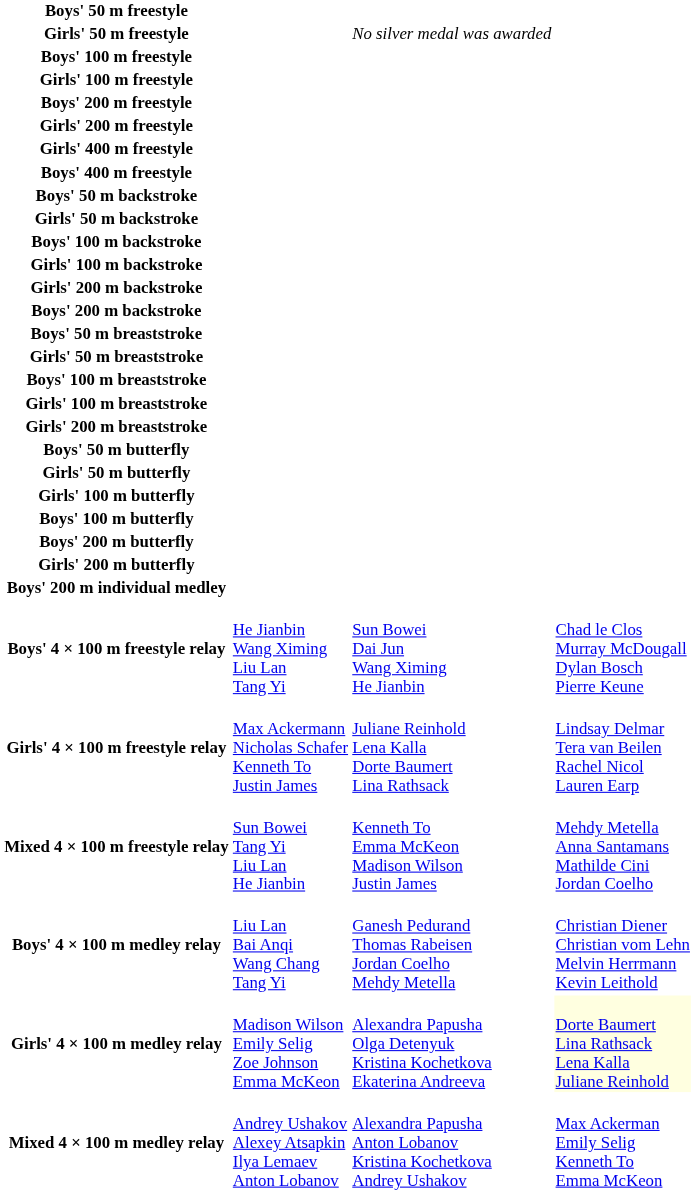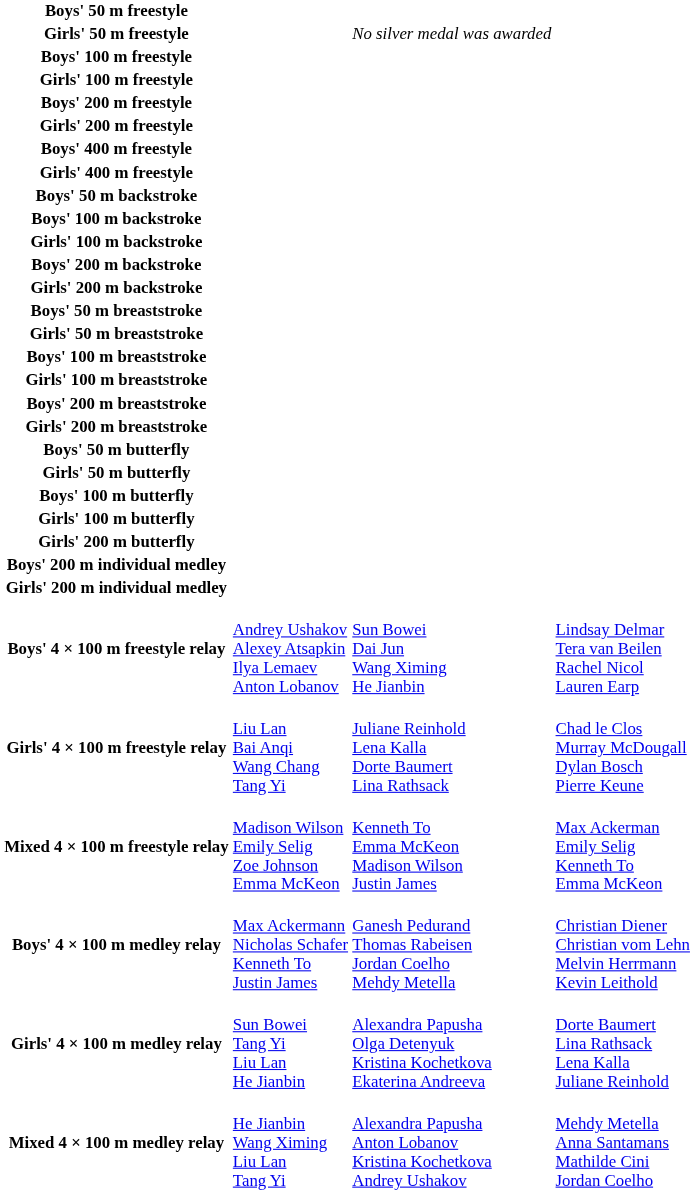rows swapped: (116, 172) <-> (116, 149)
- row: (116, 218)
rows swapped: (116, 310) <-> (116, 287)
+ row: (116, 403)
rows swapped: (116, 518) <-> (116, 495)
- row: (116, 541)
+ row: (116, 588)
(280, 658) He Jianbin Wang Ximing Liu Lan Tang Yi -> (290, 658) Andrey Ushakov Alexey Atsapkin Ilya Lemaev Anton Lobanov
(621, 658) Chad le Clos Murray McDougall Dylan Bosch Pierre Keune -> (610, 658) Lindsay Delmar Tera van Beilen Rachel Nicol Lauren Earp
(290, 757) Max Ackermann Nicholas Schafer Kenneth To Justin James -> (276, 757) Liu Lan Bai Anqi Wang Chang Tang Yi
(610, 757) Lindsay Delmar Tera van Beilen Rachel Nicol Lauren Earp -> (621, 757) Chad le Clos Murray McDougall Dylan Bosch Pierre Keune
(270, 855) Sun Bowei Tang Yi Liu Lan He Jianbin -> (288, 855) Madison Wilson Emily Selig Zoe Johnson Emma McKeon
(612, 855) Mehdy Metella Anna Santamans Mathilde Cini Jordan Coelho -> (609, 855) Max Ackerman Emily Selig Kenneth To Emma McKeon
(276, 954) Liu Lan Bai Anqi Wang Chang Tang Yi -> (290, 954) Max Ackermann Nicholas Schafer Kenneth To Justin James
(288, 1053) Madison Wilson Emily Selig Zoe Johnson Emma McKeon -> (270, 1053) Sun Bowei Tang Yi Liu Lan He Jianbin
(612, 1053) lightyellow background -> (612, 1053) no background
(290, 1151) Andrey Ushakov Alexey Atsapkin Ilya Lemaev Anton Lobanov -> (280, 1151) He Jianbin Wang Ximing Liu Lan Tang Yi
(609, 1151) Max Ackerman Emily Selig Kenneth To Emma McKeon -> (612, 1151) Mehdy Metella Anna Santamans Mathilde Cini Jordan Coelho
